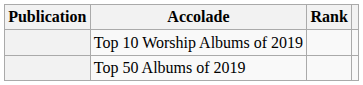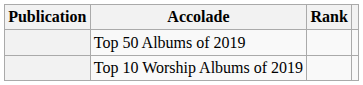rows swapped: (170, 67) <-> (198, 42)
